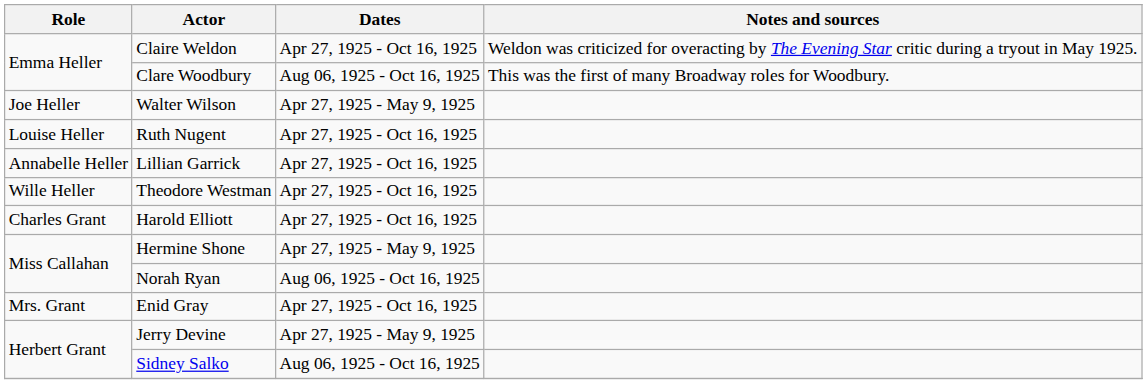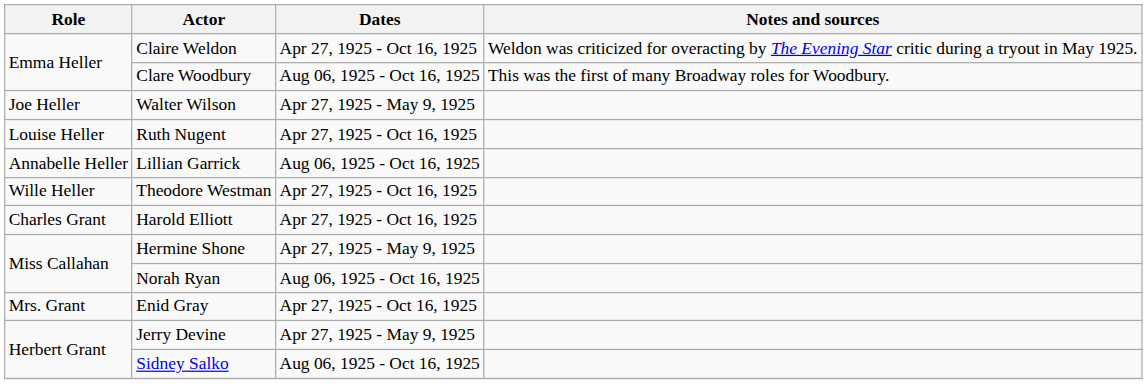(378, 162) Apr 27, 1925 - Oct 16, 1925 -> (380, 162) Aug 06, 1925 - Oct 16, 1925
